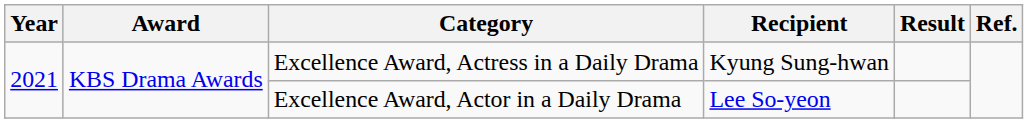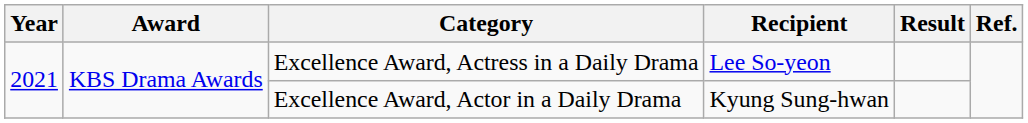(799, 61) Kyung Sung-hwan -> (770, 61) Lee So-yeon
(770, 99) Lee So-yeon -> (799, 99) Kyung Sung-hwan
